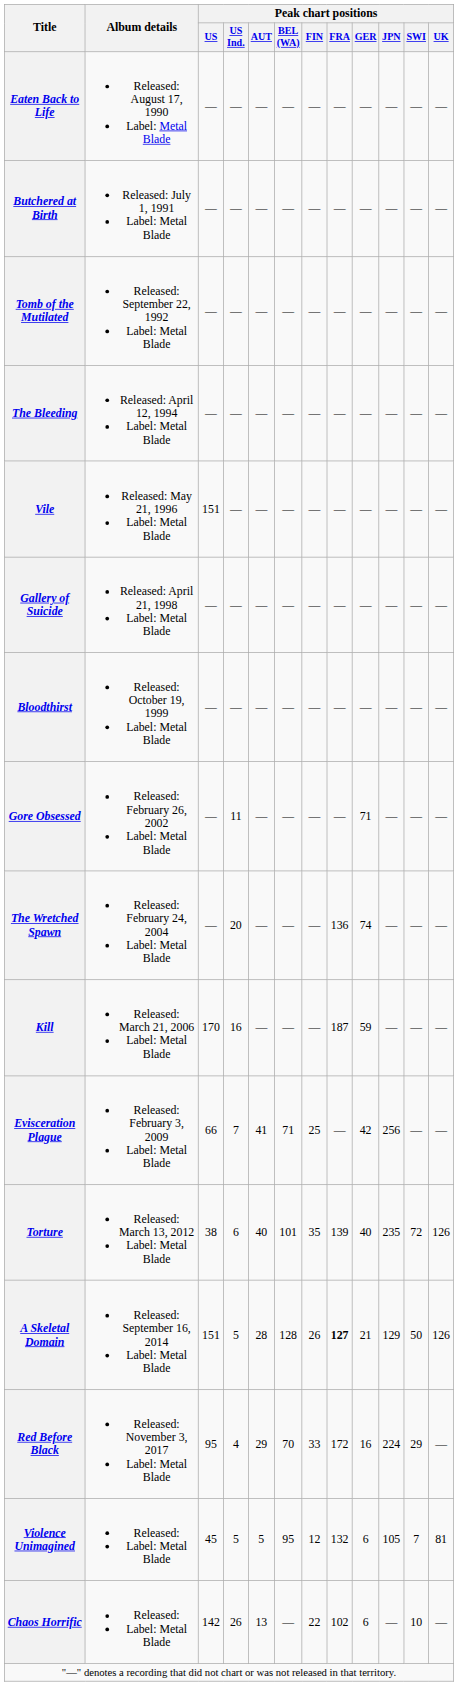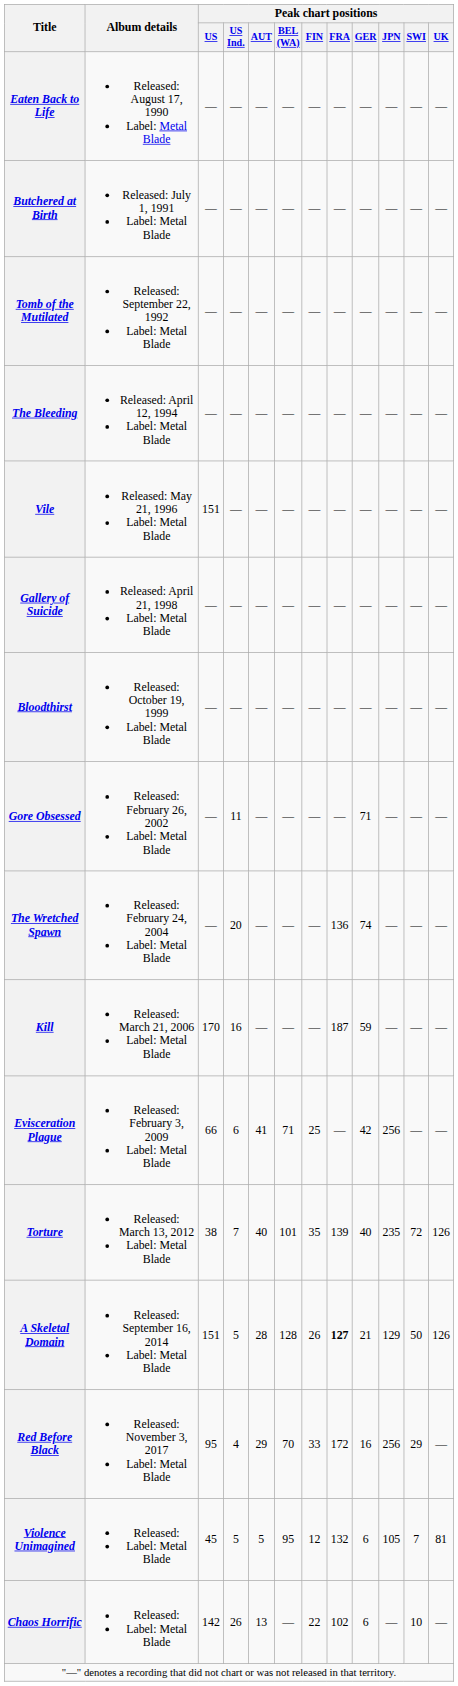(236, 1130) 7 -> (236, 1130) 6
(236, 1232) 6 -> (236, 1232) 7
(391, 1444) 224 -> (391, 1444) 256
